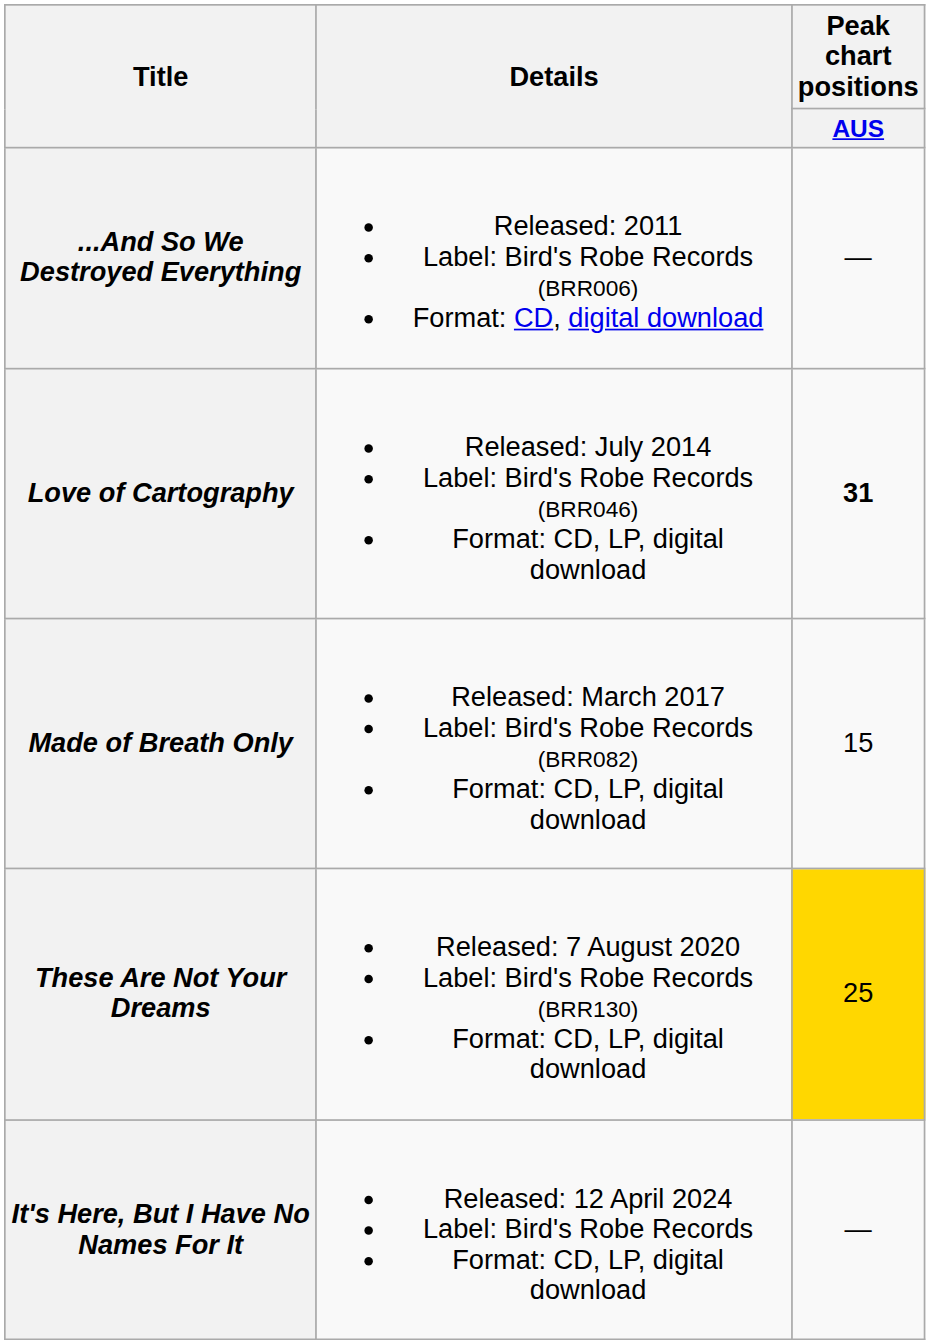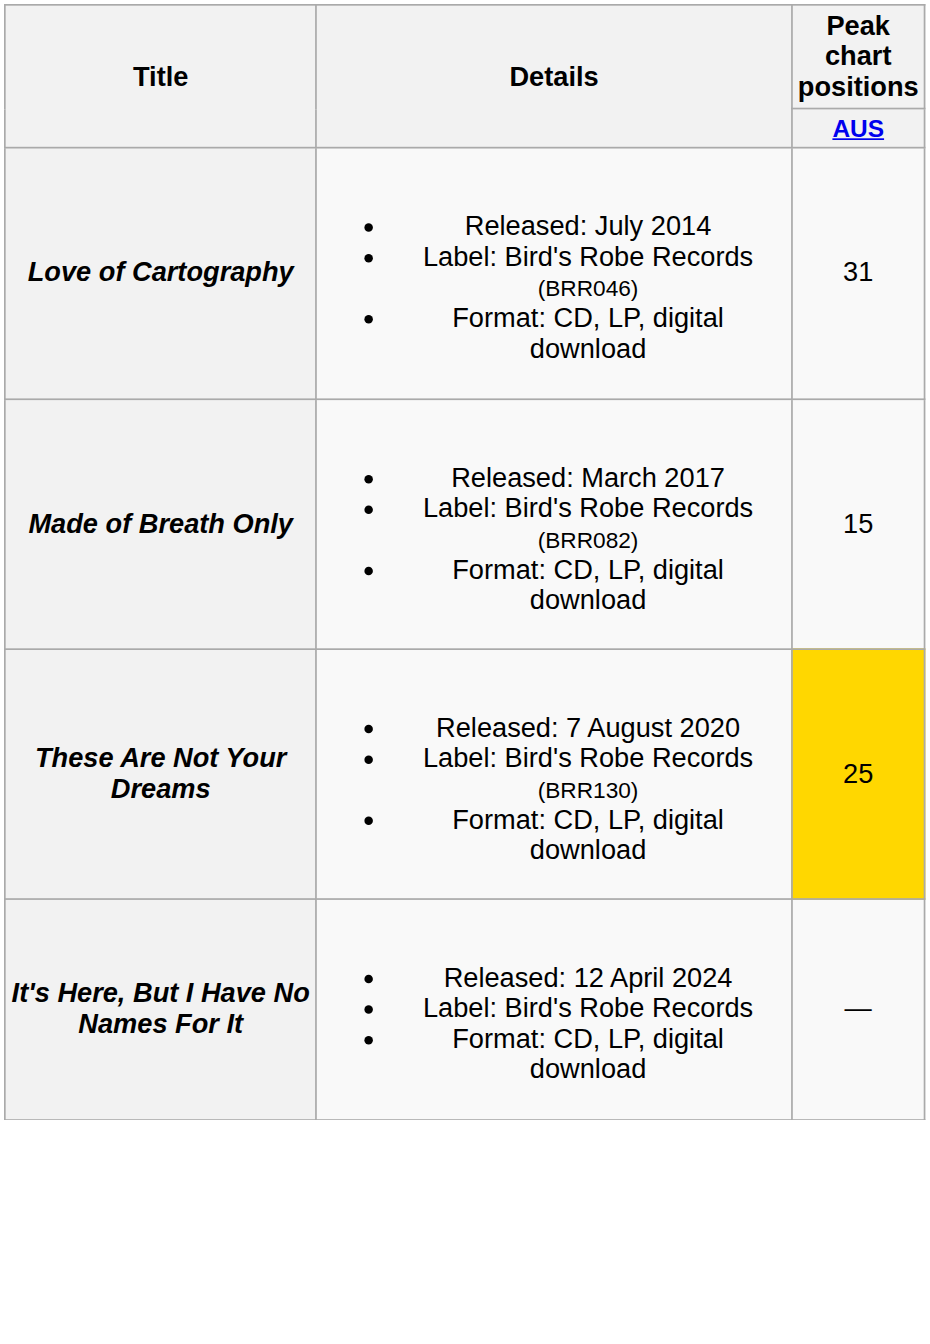- row: (161, 257)
(858, 492) bold -> (858, 272) normal
